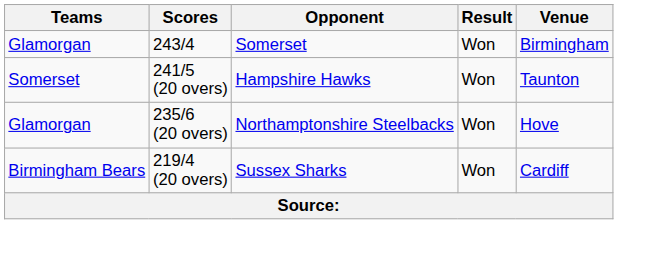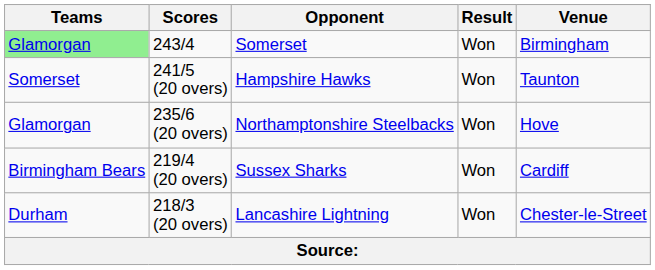(50, 44) no background -> (50, 44) lightgreen background
+ row: (190, 215)
